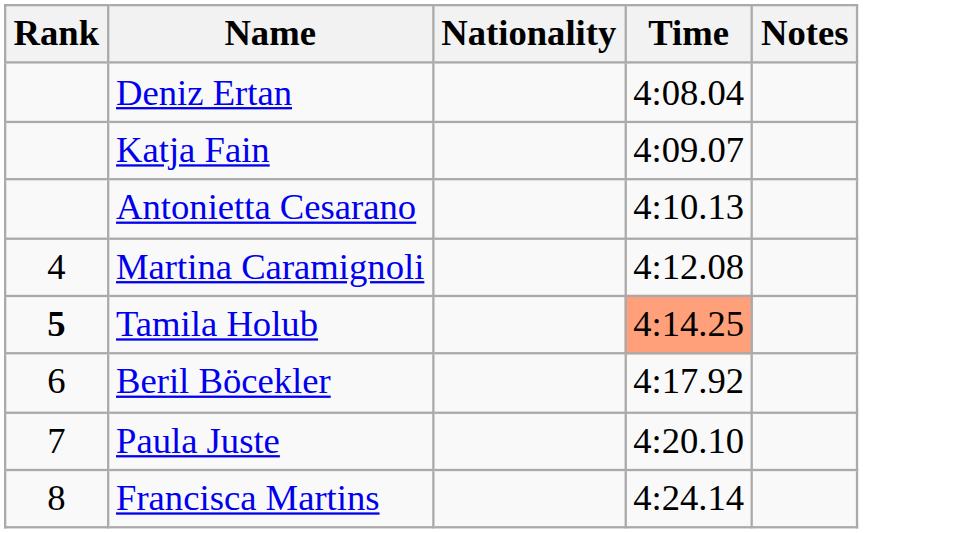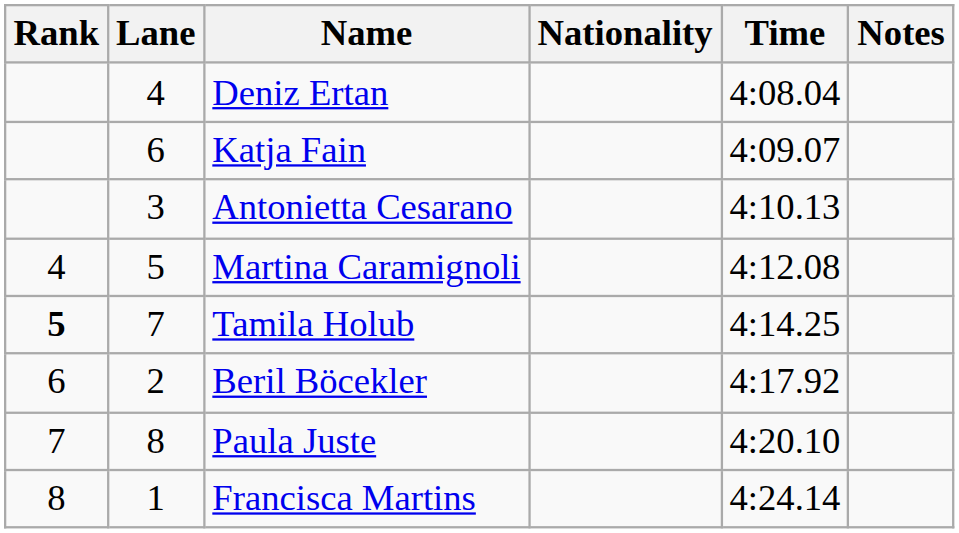+ column: (156, 33)
(689, 324) lightsalmon background -> (785, 324) no background
